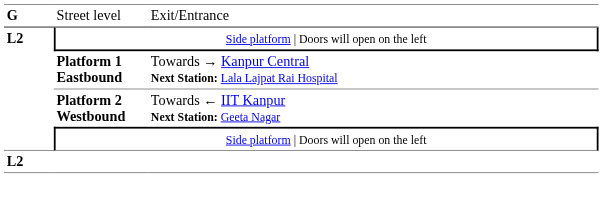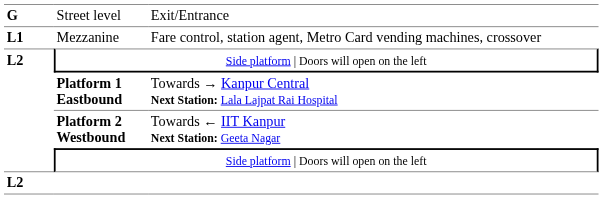+ row: (88, 37)
